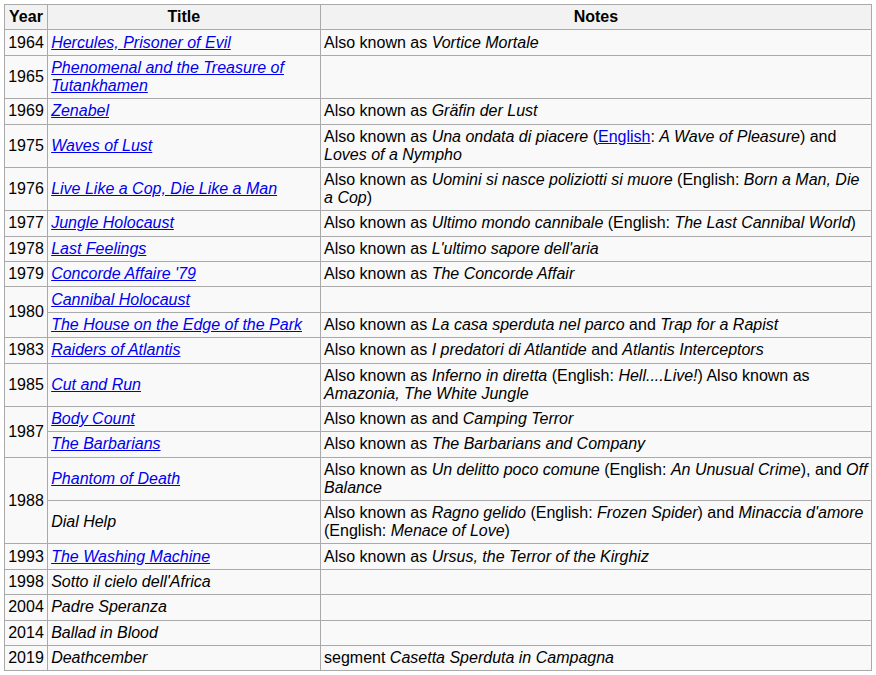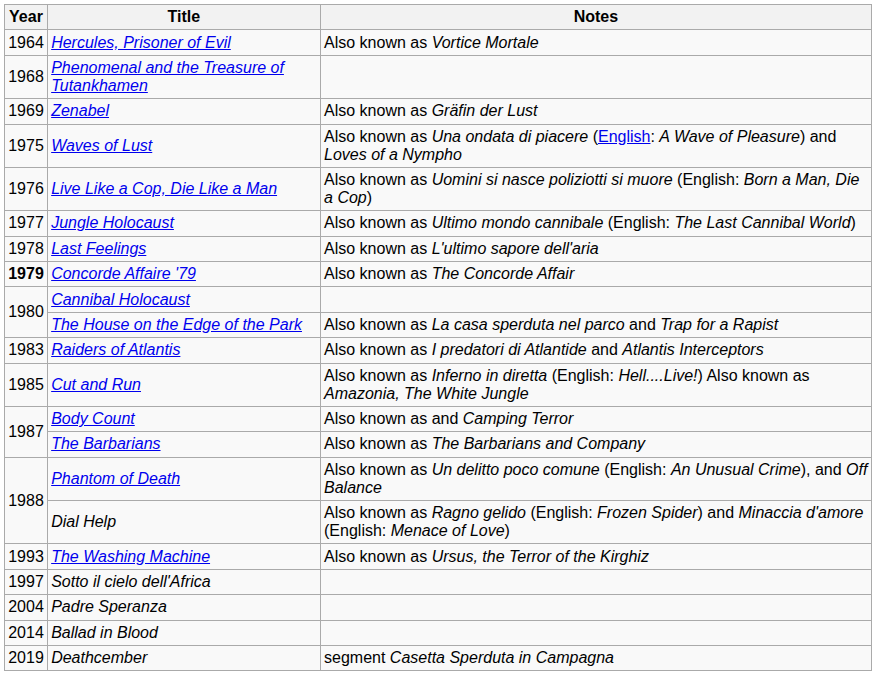(26, 76) 1965 -> (26, 76) 1968
(26, 274) normal -> (26, 274) bold
(26, 581) 1998 -> (26, 581) 1997
